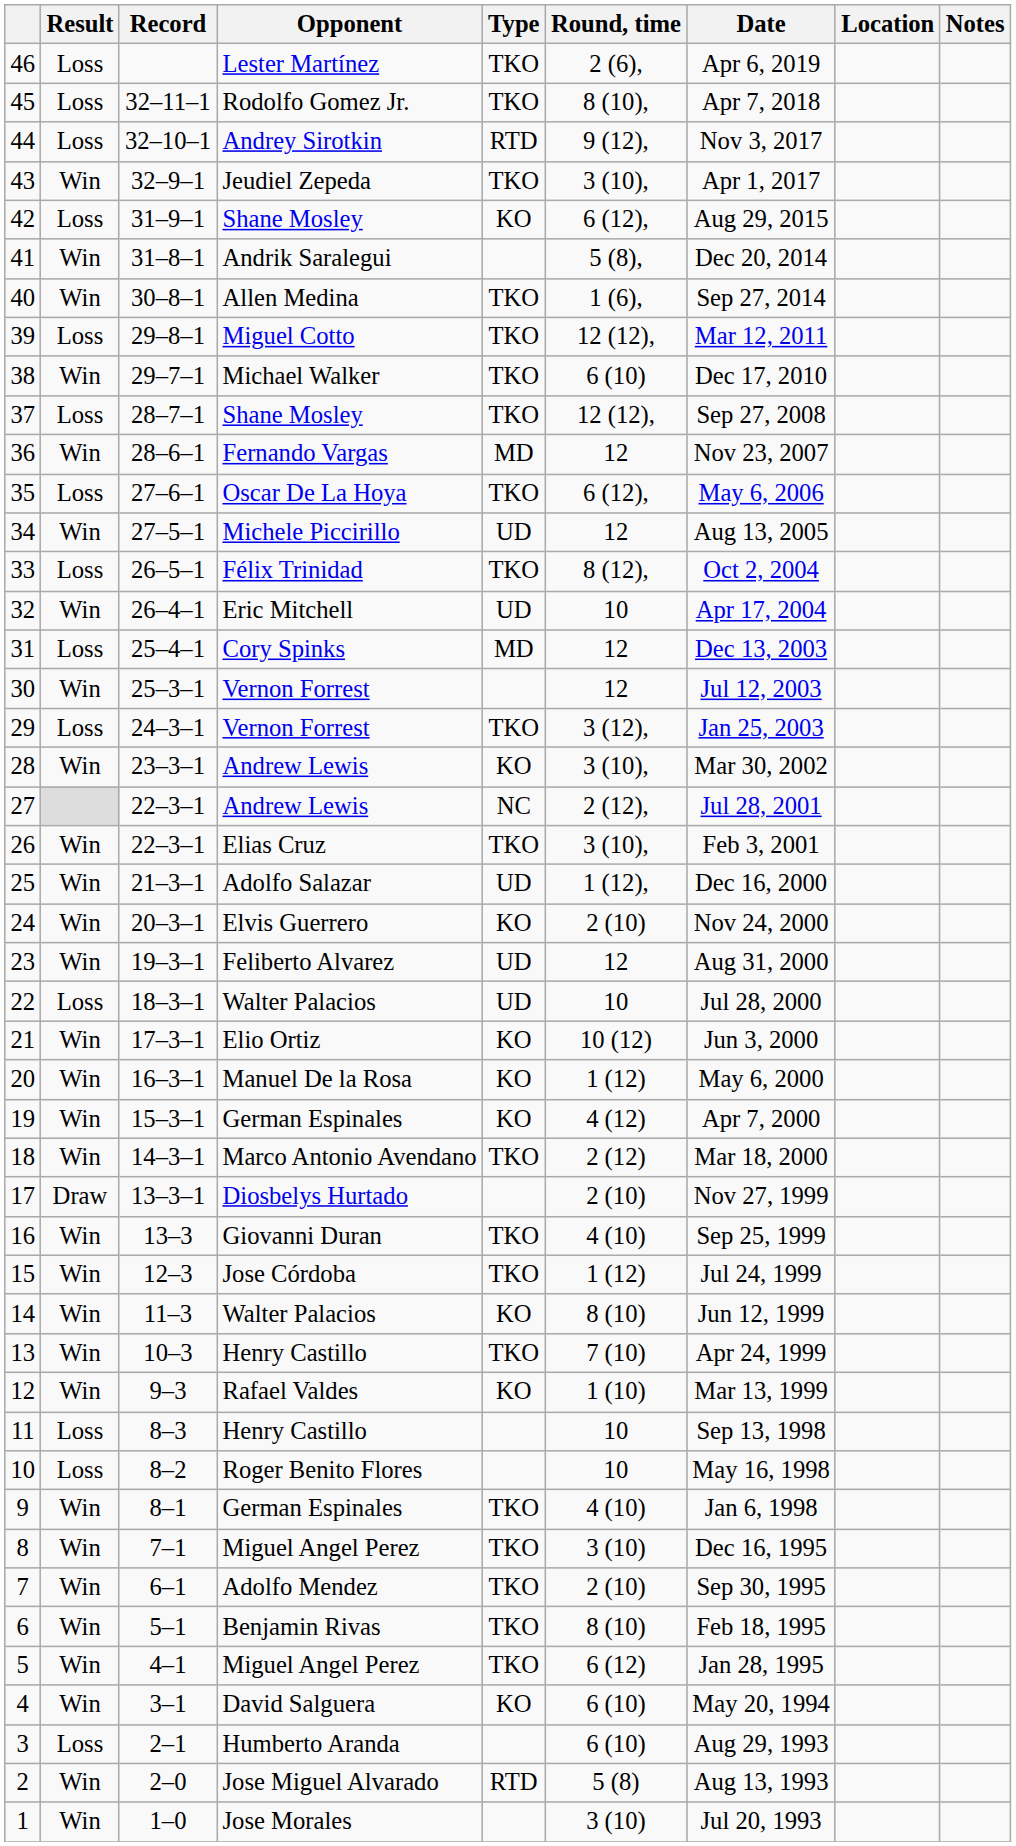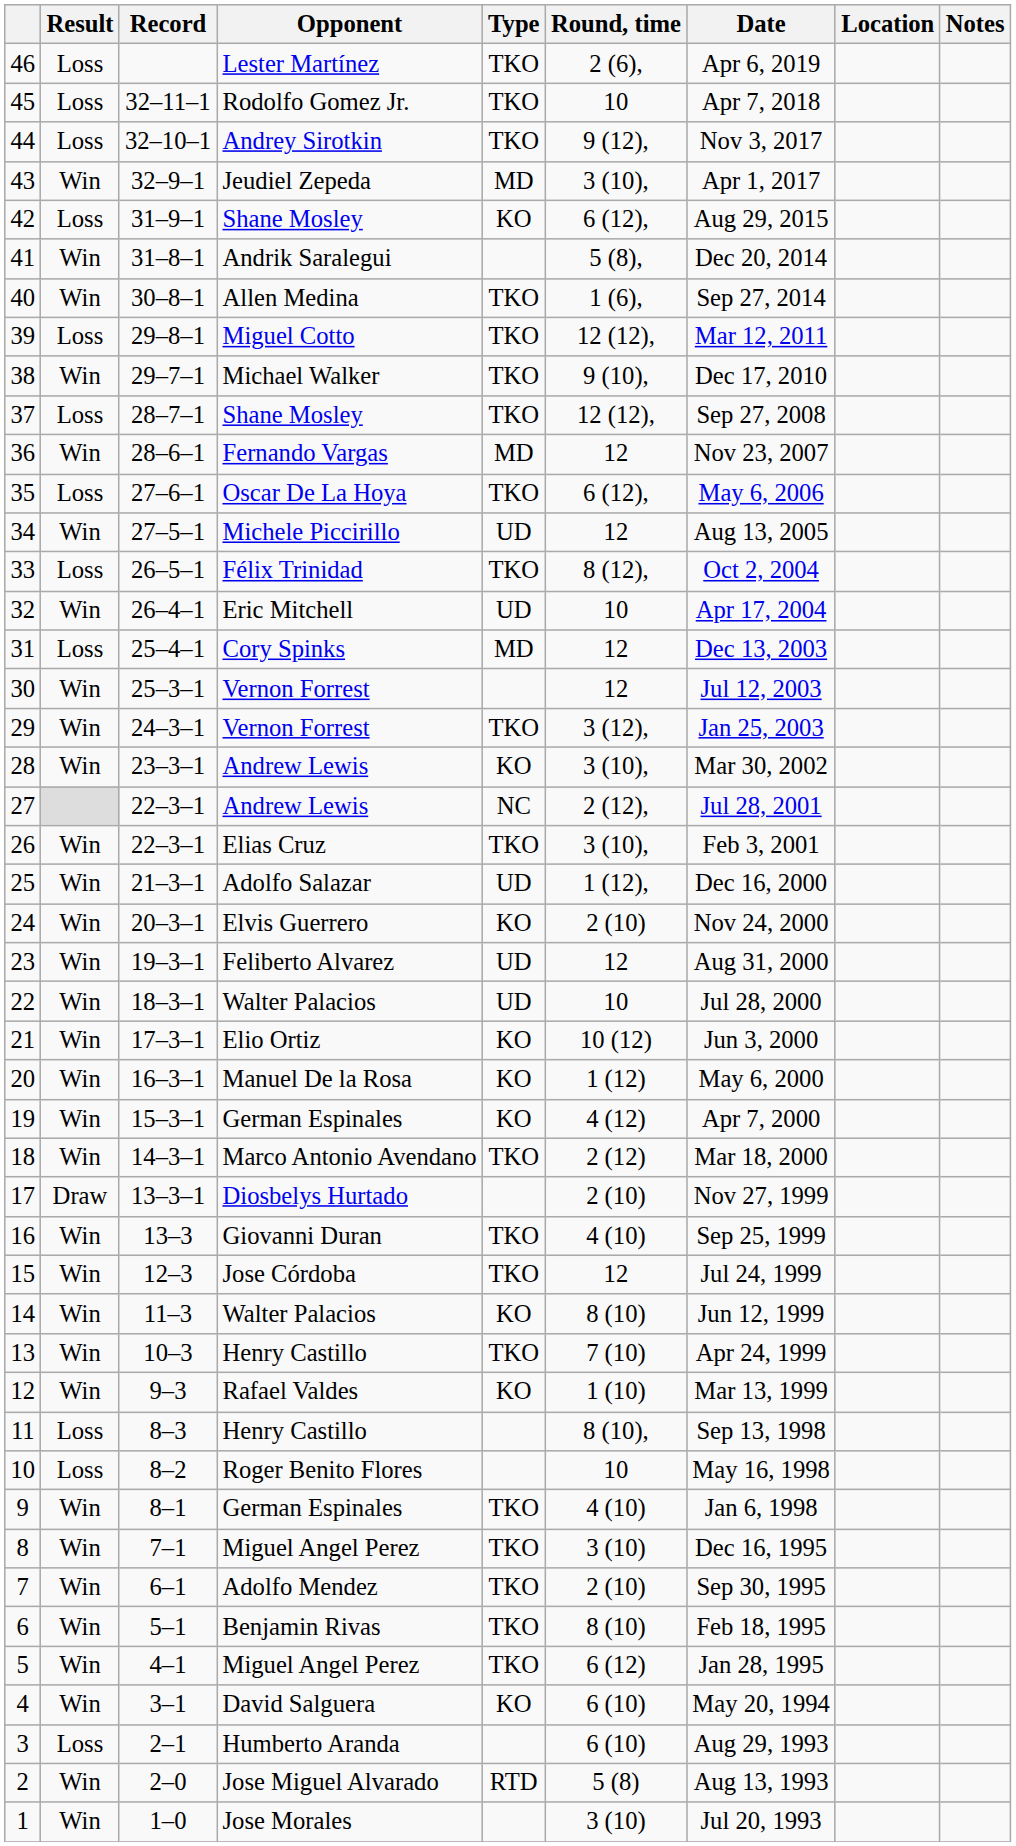(616, 102) 8 (10), -> (616, 102) 10
(514, 141) RTD -> (514, 141) TKO
(514, 180) TKO -> (514, 180) MD
(616, 375) 6 (10) -> (616, 375) 9 (10),
(80, 727) Loss -> (80, 727) Win
(80, 1000) Loss -> (80, 1000) Win
(616, 1274) 1 (12) -> (616, 1274) 12
(616, 1430) 10 -> (616, 1430) 8 (10),
